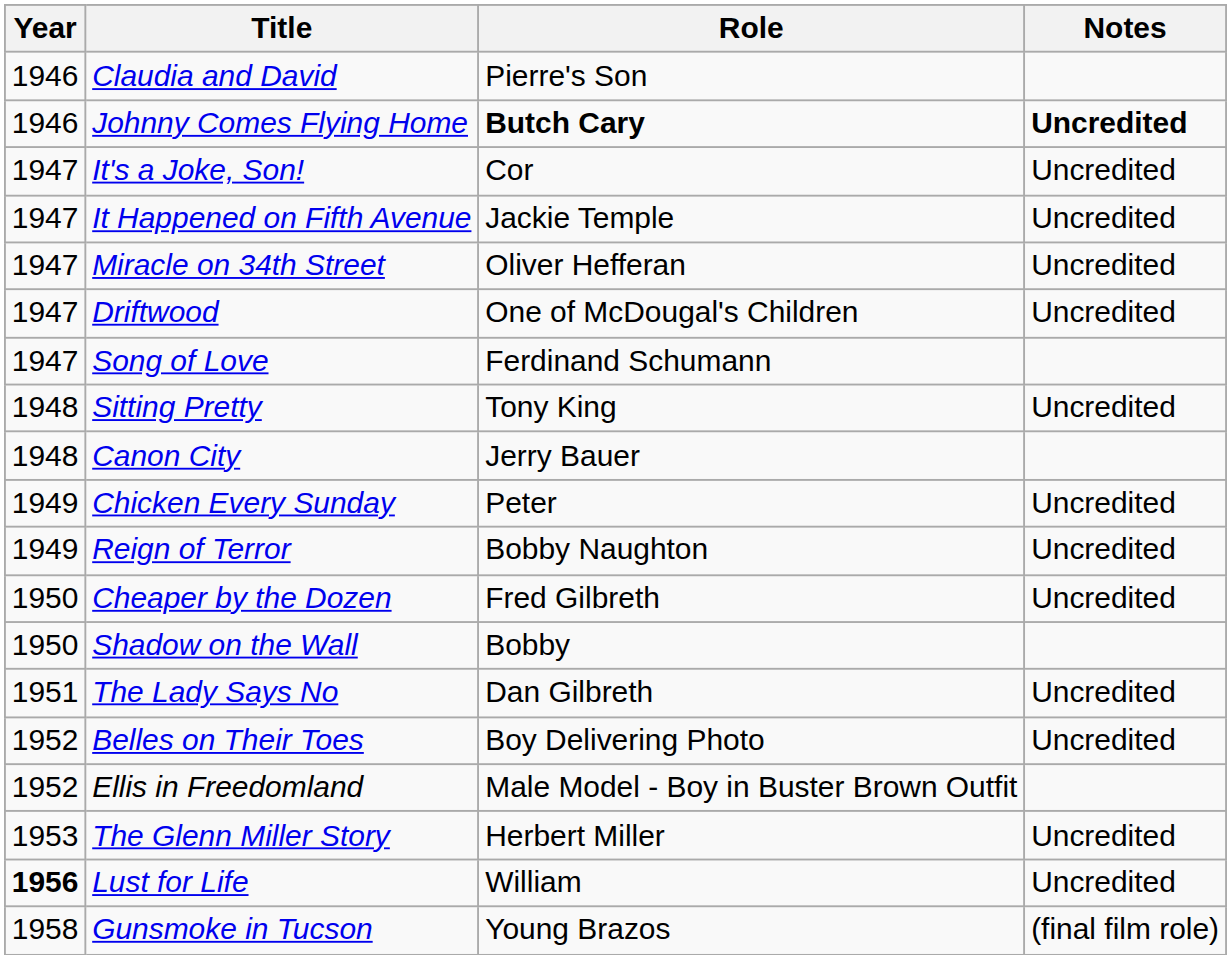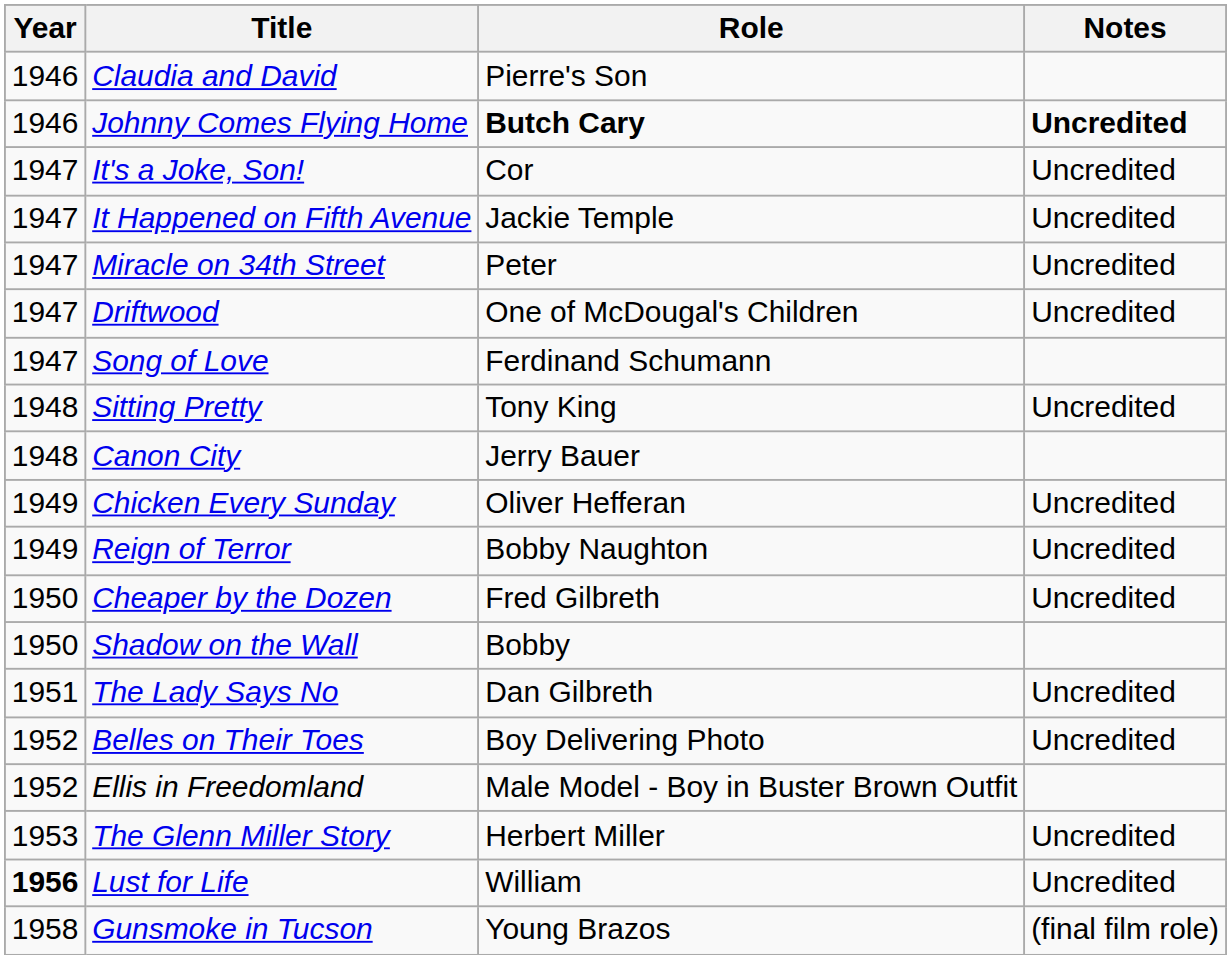(586, 265) Oliver Hefferan -> (521, 265) Peter
(521, 502) Peter -> (586, 502) Oliver Hefferan
